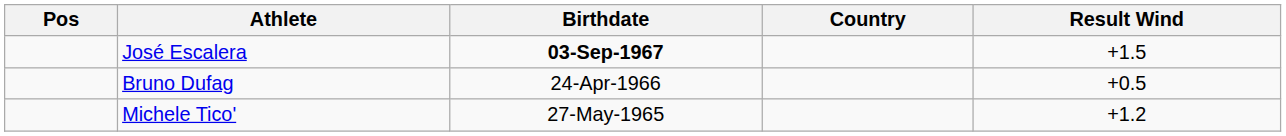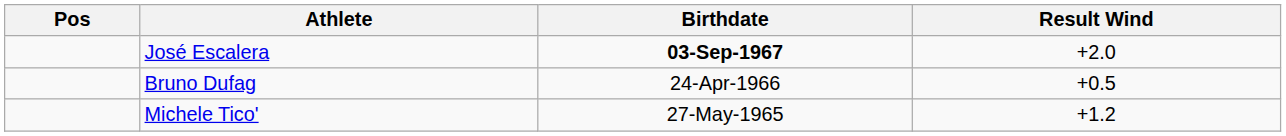- column: (868, 20)
(1127, 51) +1.5 -> (1096, 51) +2.0
